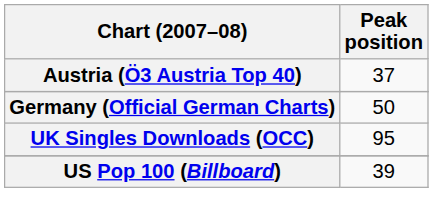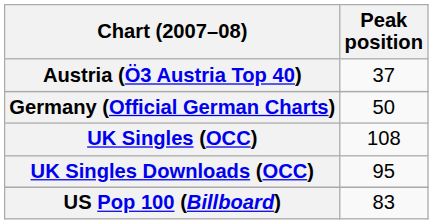+ row: (172, 139)
(384, 171) 39 -> (384, 203) 83
